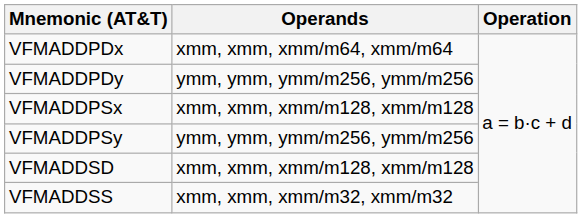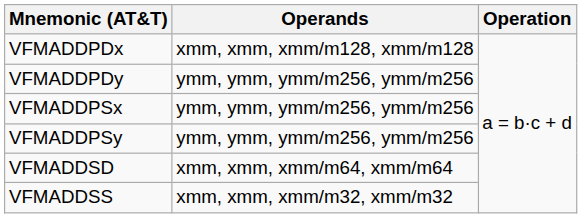(315, 49) xmm, xmm, xmm/m64, xmm/m64 -> (325, 49) xmm, xmm, xmm/m128, xmm/m128
(325, 108) xmm, xmm, xmm/m128, xmm/m128 -> (325, 108) ymm, ymm, ymm/m256, ymm/m256
(325, 167) xmm, xmm, xmm/m128, xmm/m128 -> (315, 167) xmm, xmm, xmm/m64, xmm/m64
